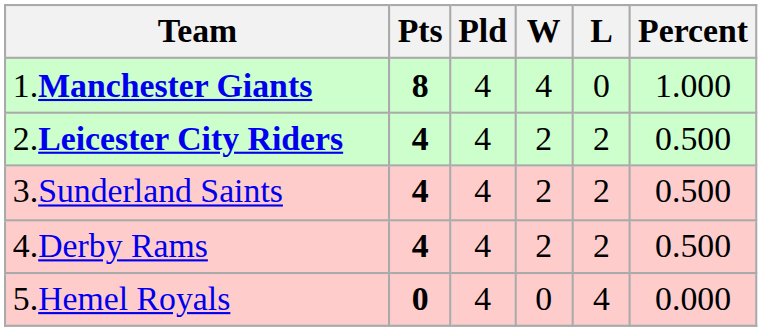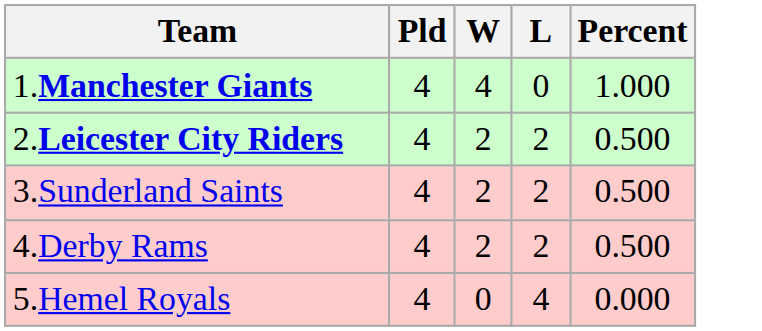- column: (420, 31)
